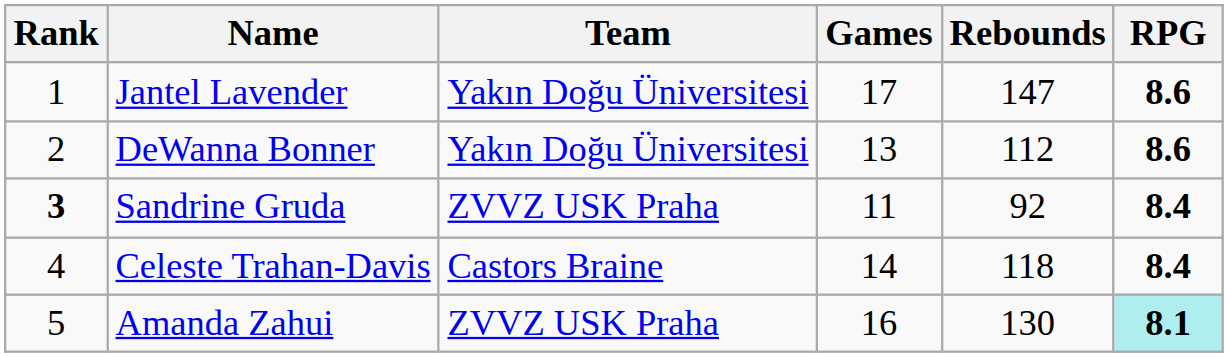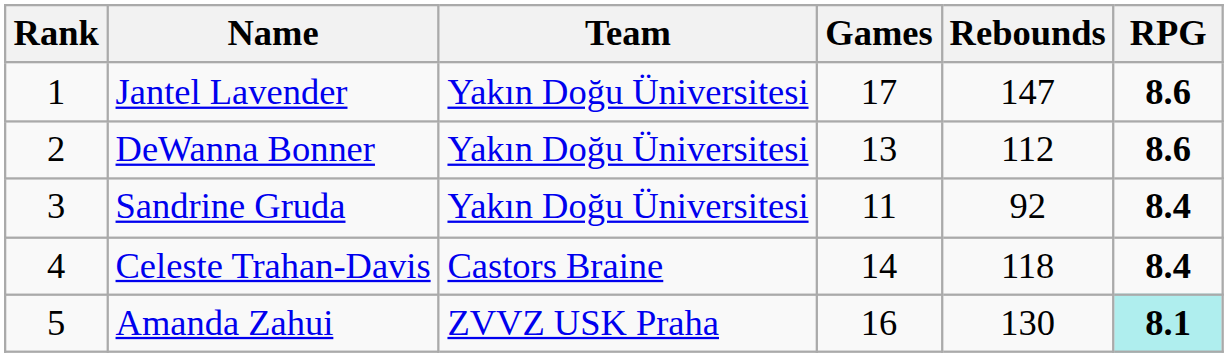(56, 206) bold -> (56, 206) normal
(583, 206) ZVVZ USK Praha -> (628, 206) Yakın Doğu Üniversitesi
